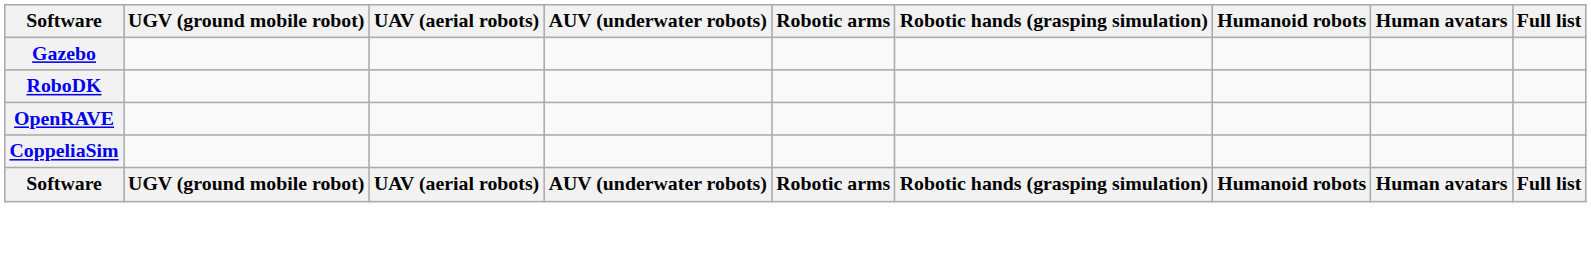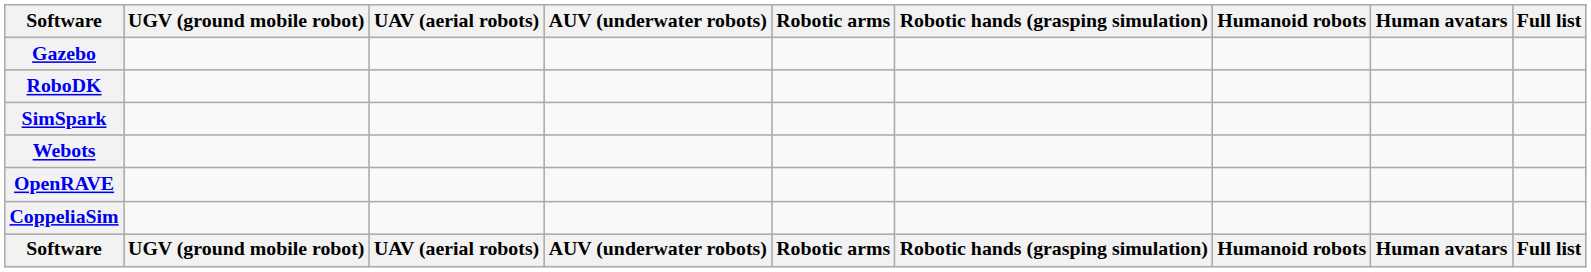+ row: (64, 118)
+ row: (64, 151)
